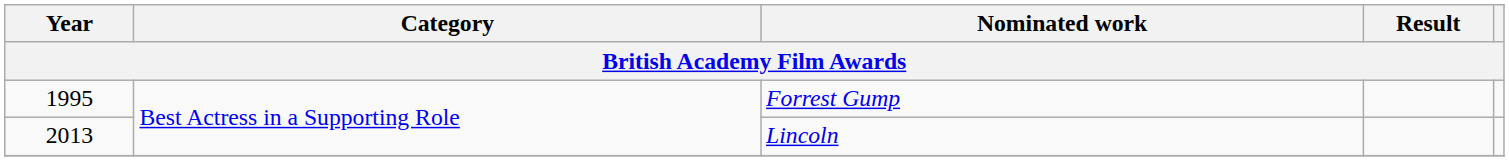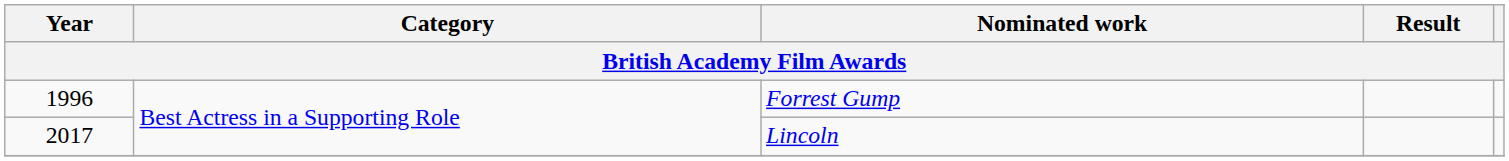(69, 98) 1995 -> (69, 98) 1996
(69, 135) 2013 -> (69, 135) 2017
